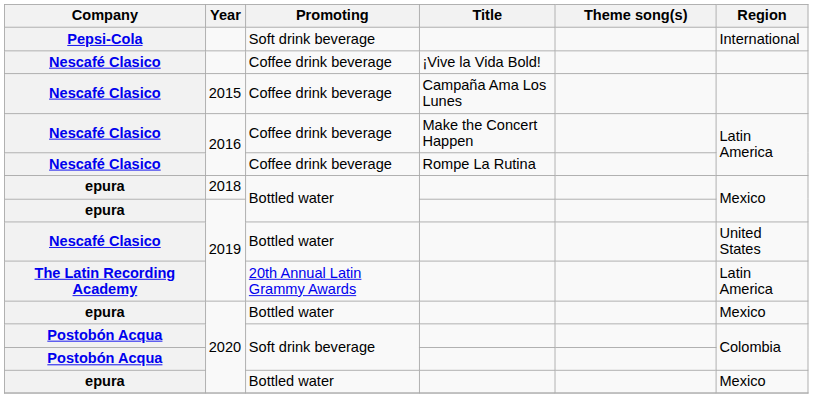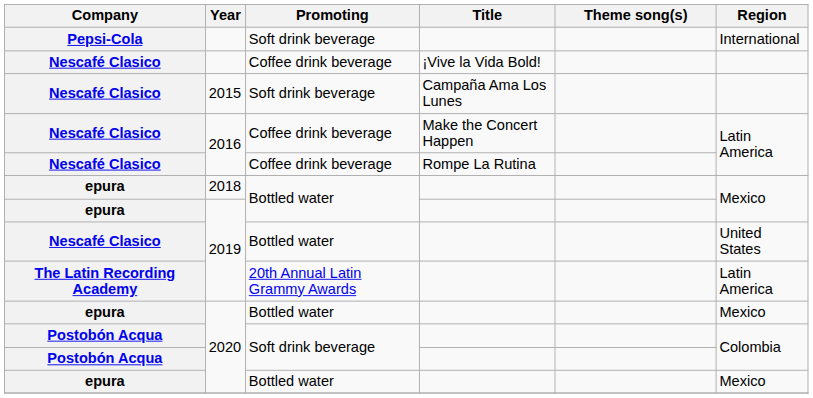(320, 93) Coffee drink beverage -> (312, 93) Soft drink beverage
